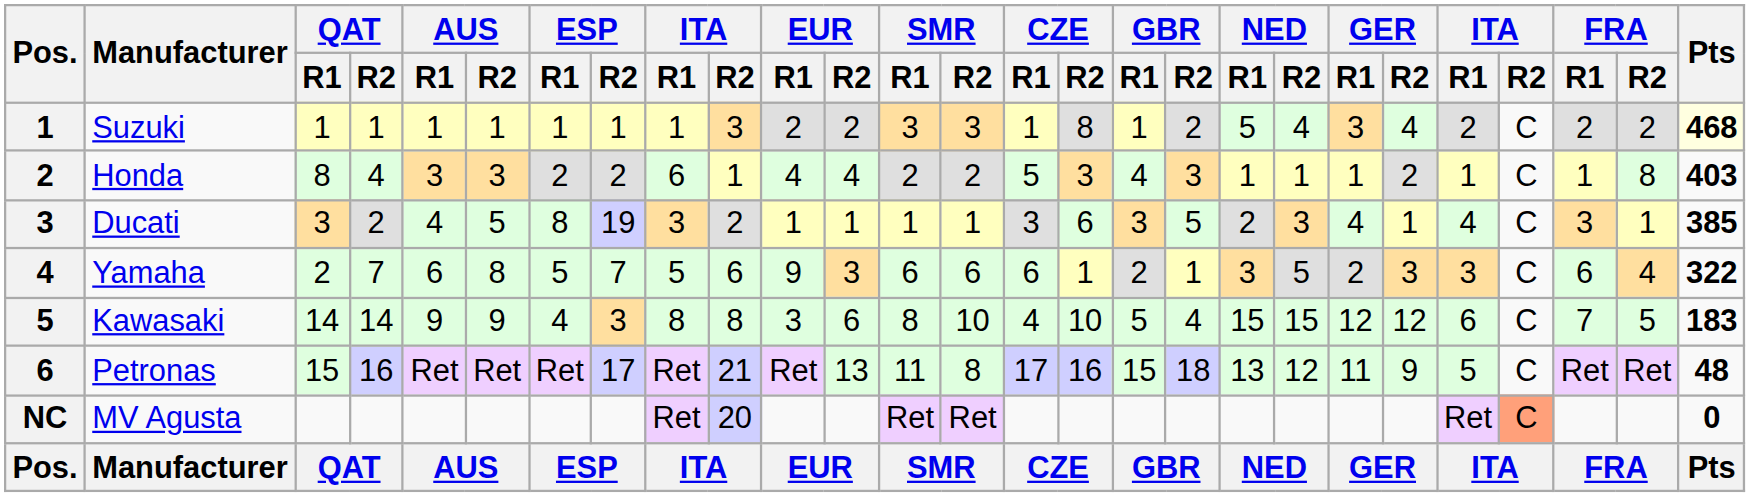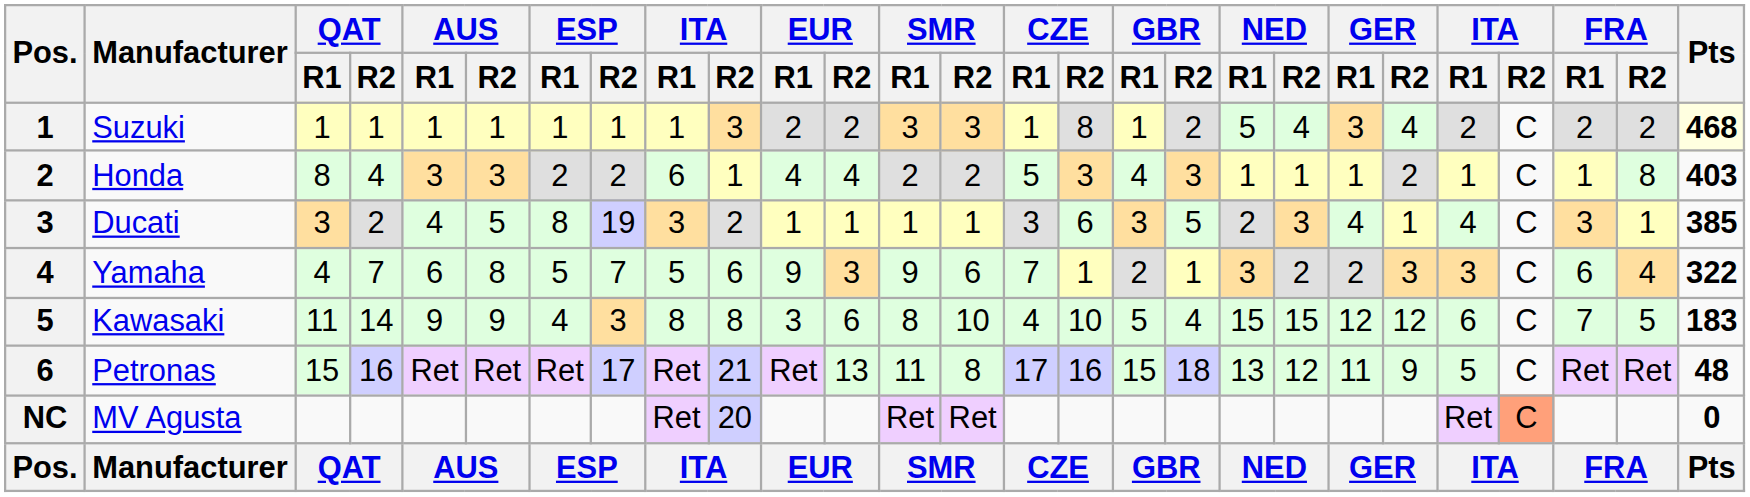(322, 272) 2 -> (322, 272) 4
(910, 272) 6 -> (910, 272) 9
(1031, 272) 6 -> (1031, 272) 7
(1301, 272) 5 -> (1301, 272) 2
(322, 321) 14 -> (322, 321) 11
